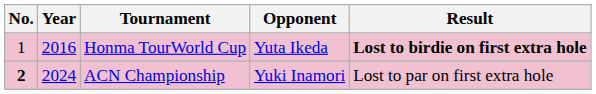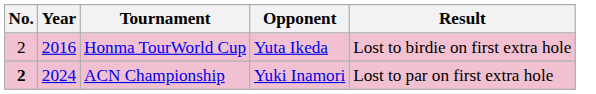(21, 47) 1 -> (21, 47) 2
(470, 47) bold -> (462, 47) normal
